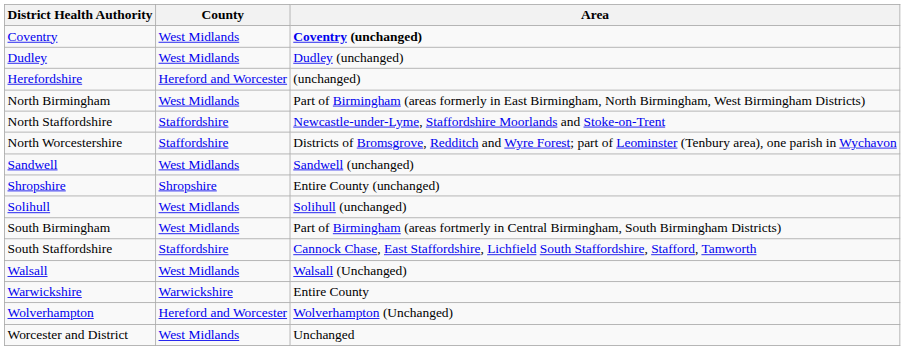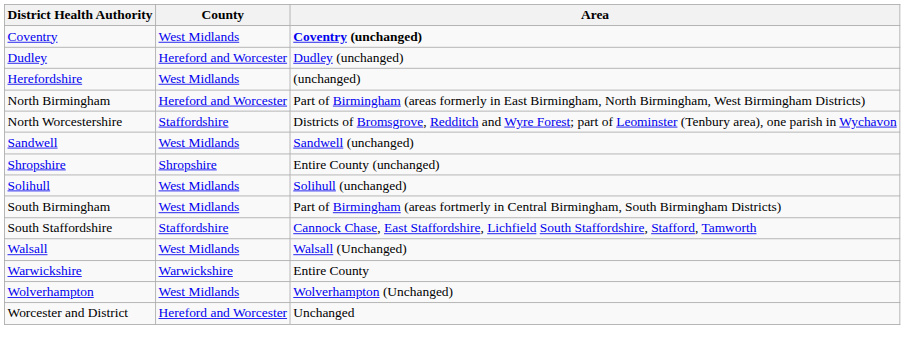(199, 57) West Midlands -> (223, 57) Hereford and Worcester
(223, 79) Hereford and Worcester -> (199, 79) West Midlands
(199, 100) West Midlands -> (223, 100) Hereford and Worcester
- row: (60, 121)
(223, 313) Hereford and Worcester -> (199, 292) West Midlands
(199, 334) West Midlands -> (223, 313) Hereford and Worcester
